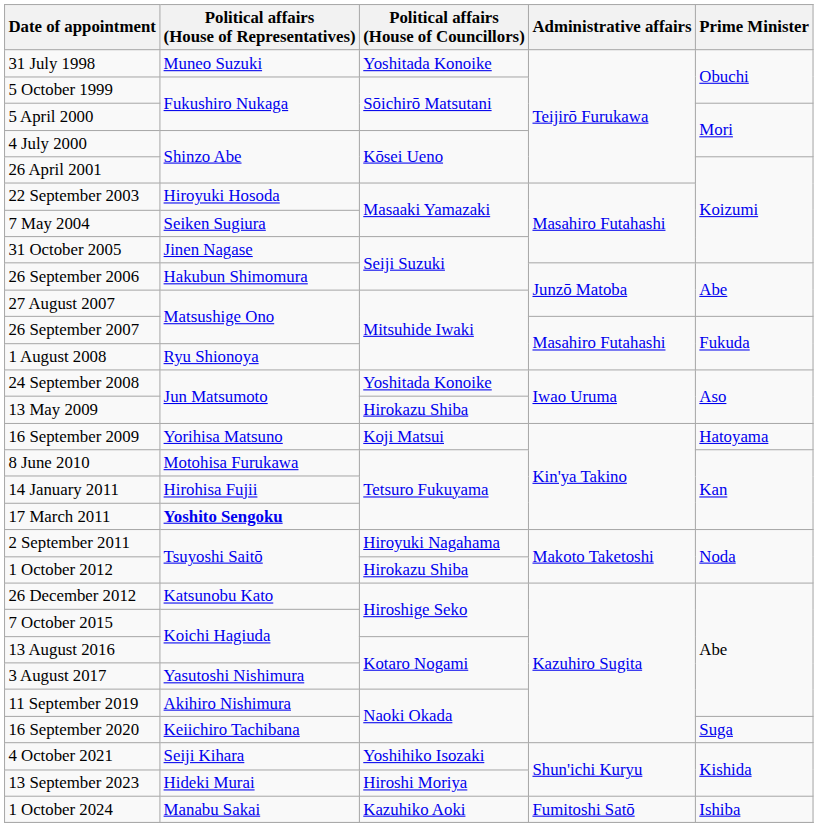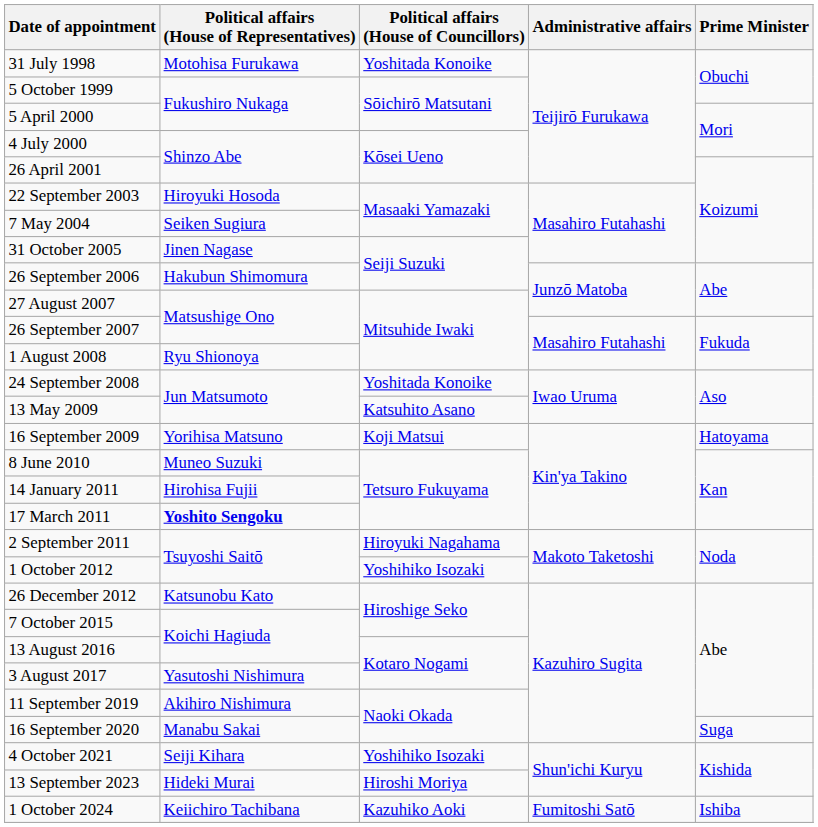(213, 63) Muneo Suzuki -> (231, 63) Motohisa Furukawa
(416, 409) Hirokazu Shiba -> (419, 409) Katsuhito Asano
(231, 463) Motohisa Furukawa -> (213, 463) Muneo Suzuki
(416, 569) Hirokazu Shiba -> (424, 569) Yoshihiko Isozaki
(232, 729) Keiichiro Tachibana -> (212, 729) Manabu Sakai
(212, 809) Manabu Sakai -> (232, 809) Keiichiro Tachibana
